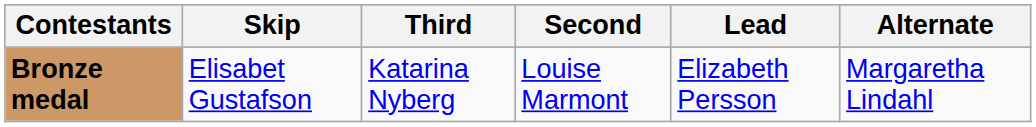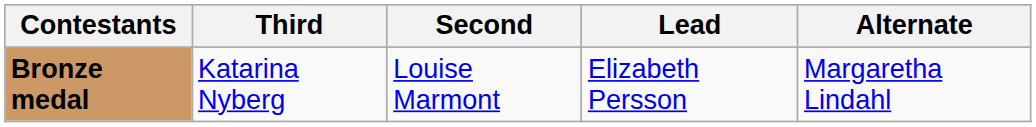- column: (272, 25)
